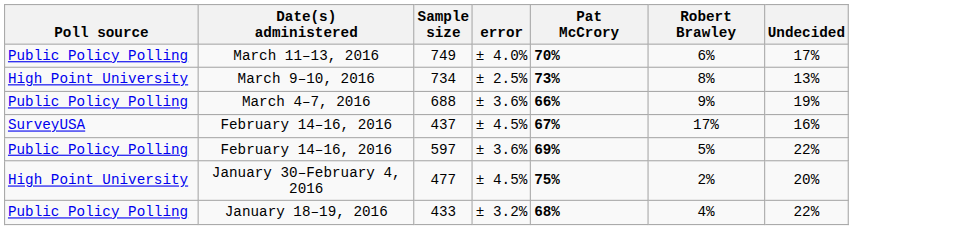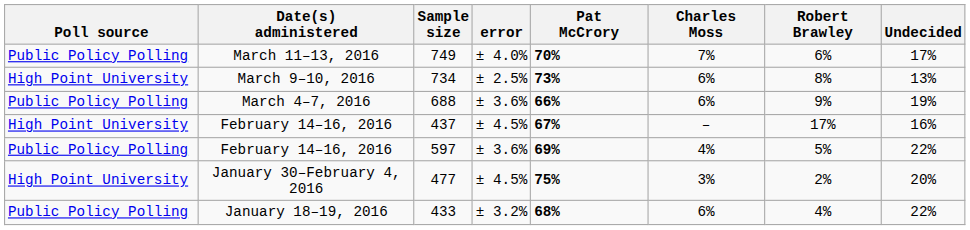+ column: (706, 24)
(47, 126) SurveyUSA -> (98, 126) High Point University
